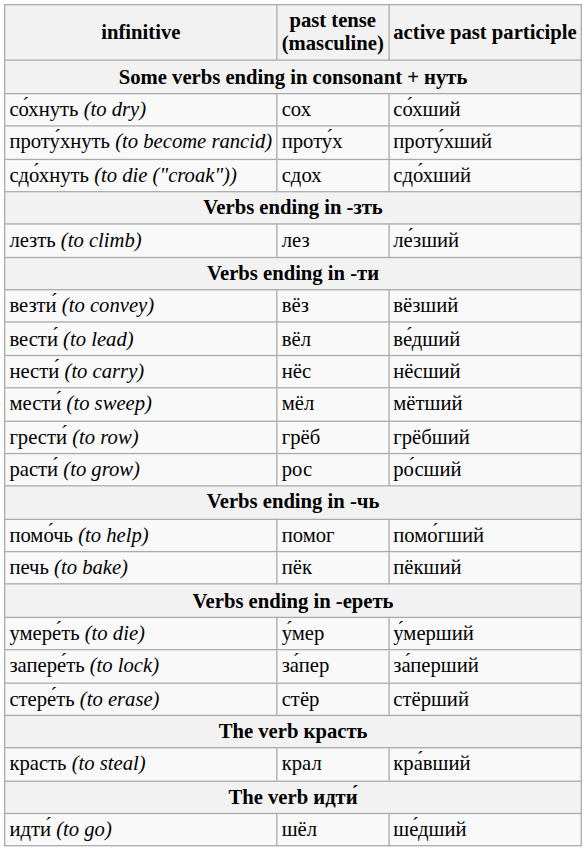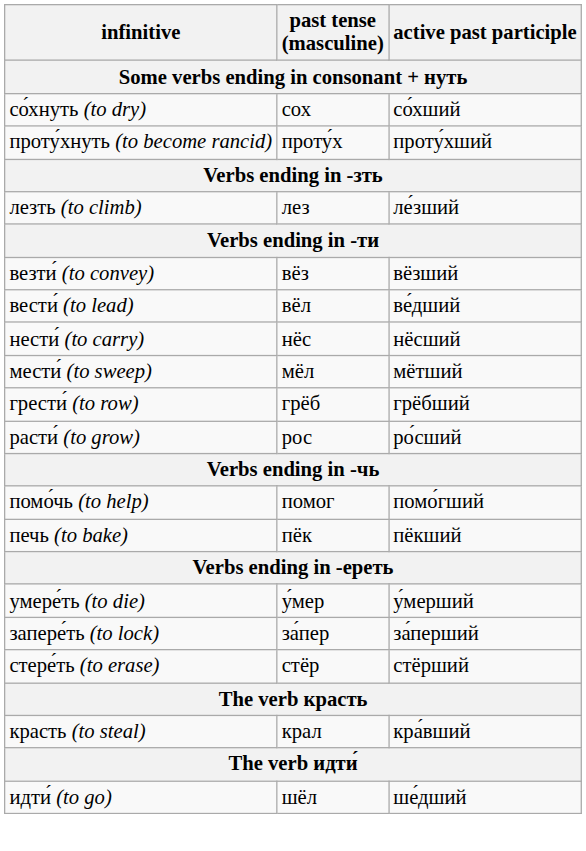- row: (123, 175)
